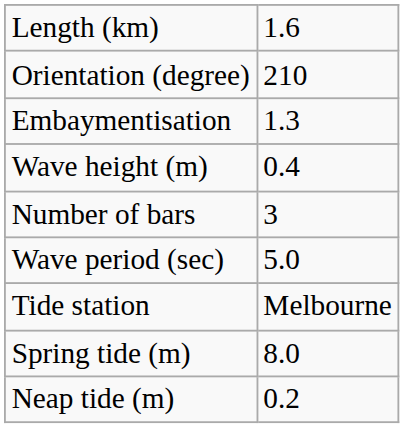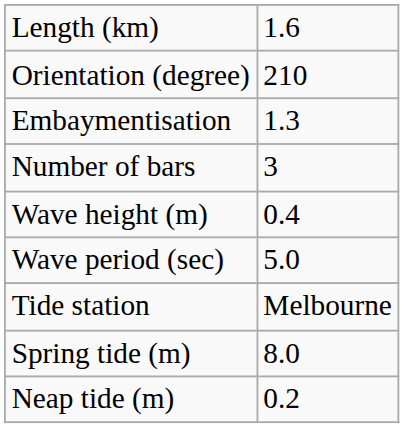rows swapped: (104, 213) <-> (110, 167)
